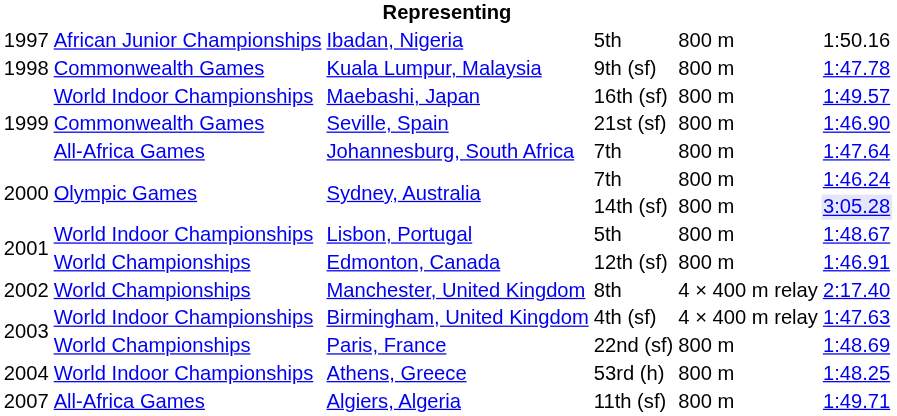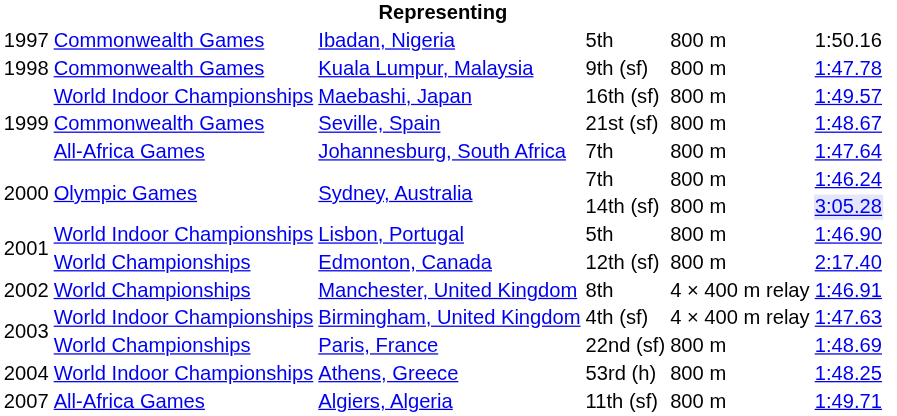(188, 40) African Junior Championships -> (159, 40) Commonwealth Games
(857, 123) 1:46.90 -> (848, 123) 1:48.67
(857, 234) 1:48.67 -> (848, 234) 1:46.90
(857, 262) 1:46.91 -> (848, 262) 2:17.40
(857, 290) 2:17.40 -> (848, 290) 1:46.91
